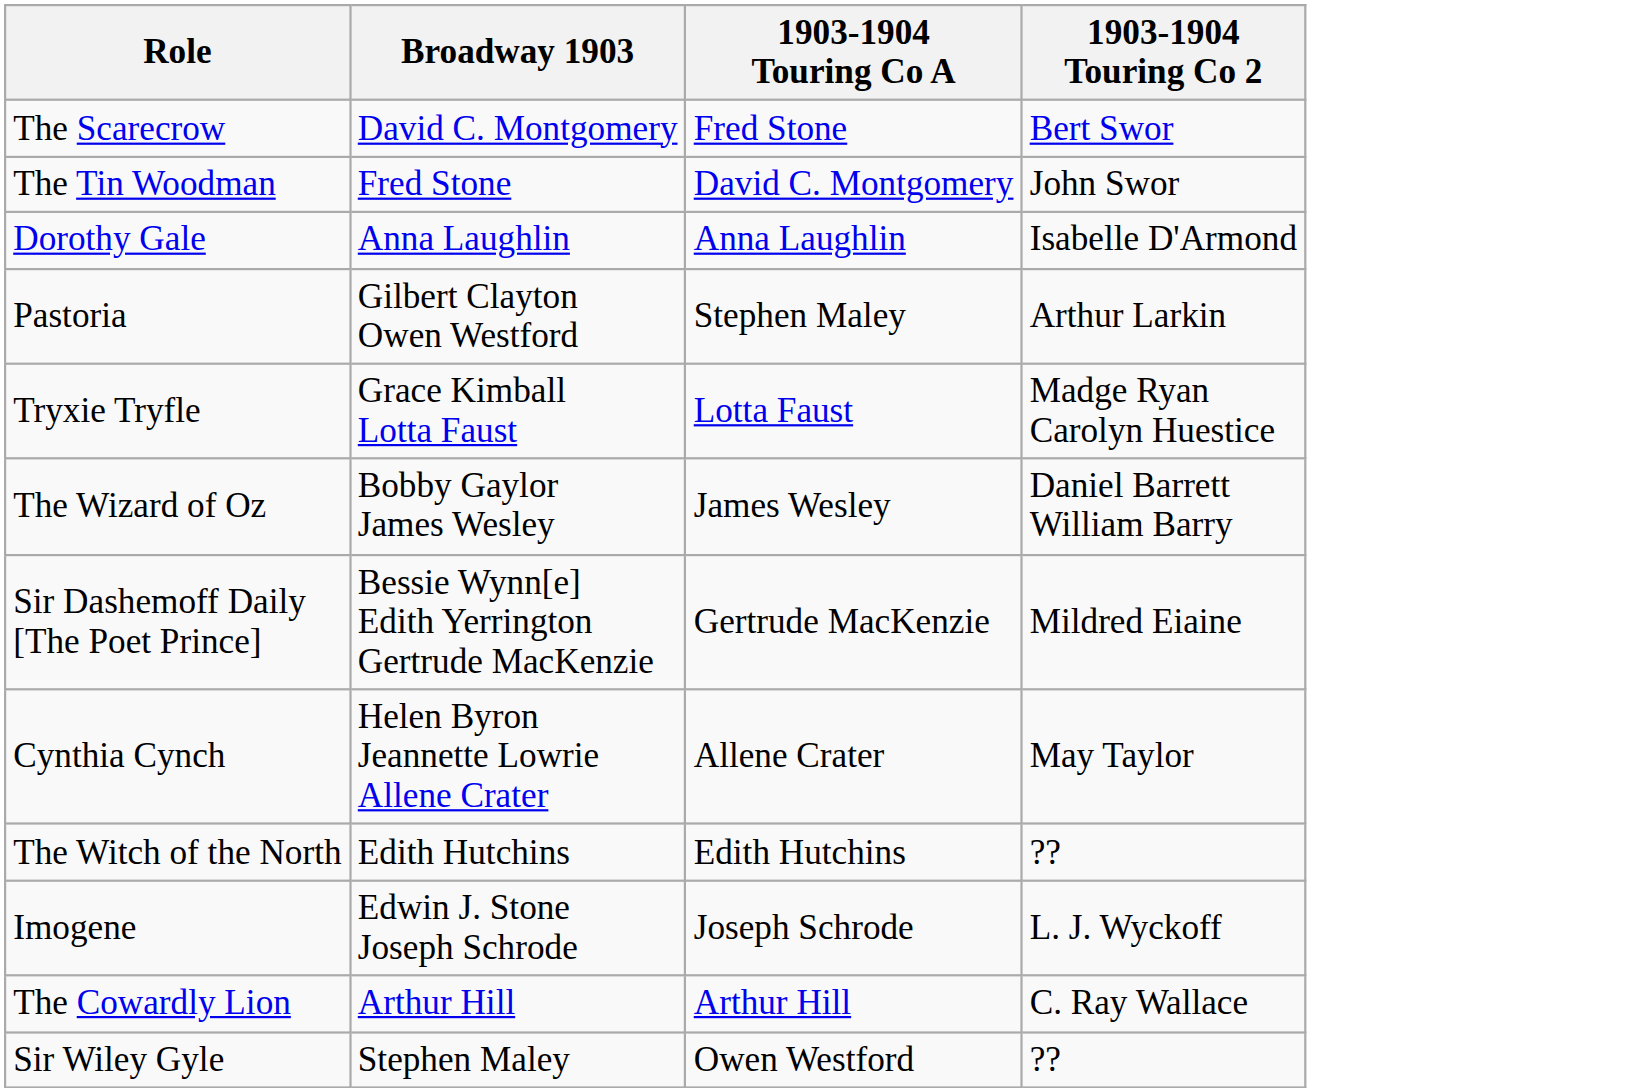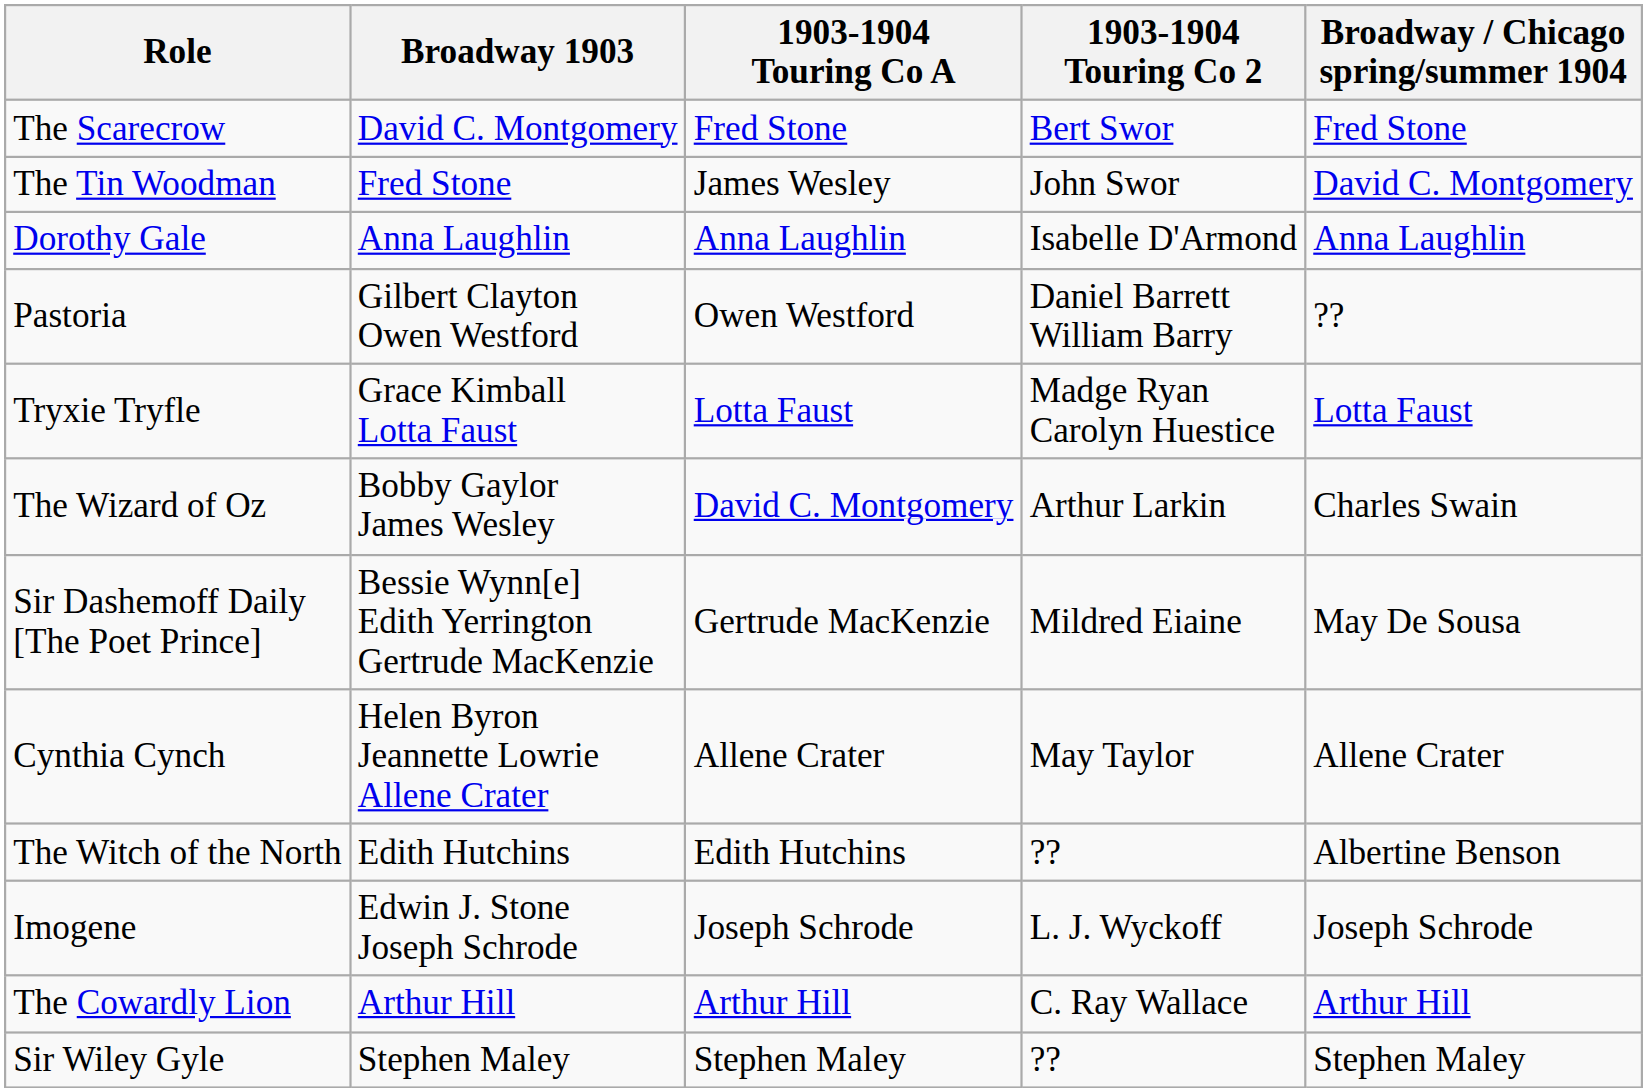+ column: (1473, 52)
(854, 183) David C. Montgomery -> (792, 183) James Wesley
(800, 315) Stephen Maley -> (804, 315) Owen Westford
(1128, 315) Arthur Larkin -> (1131, 315) Daniel Barrett William Barry
(792, 505) James Wesley -> (854, 505) David C. Montgomery
(1131, 505) Daniel Barrett William Barry -> (1128, 505) Arthur Larkin
(804, 1058) Owen Westford -> (800, 1058) Stephen Maley
